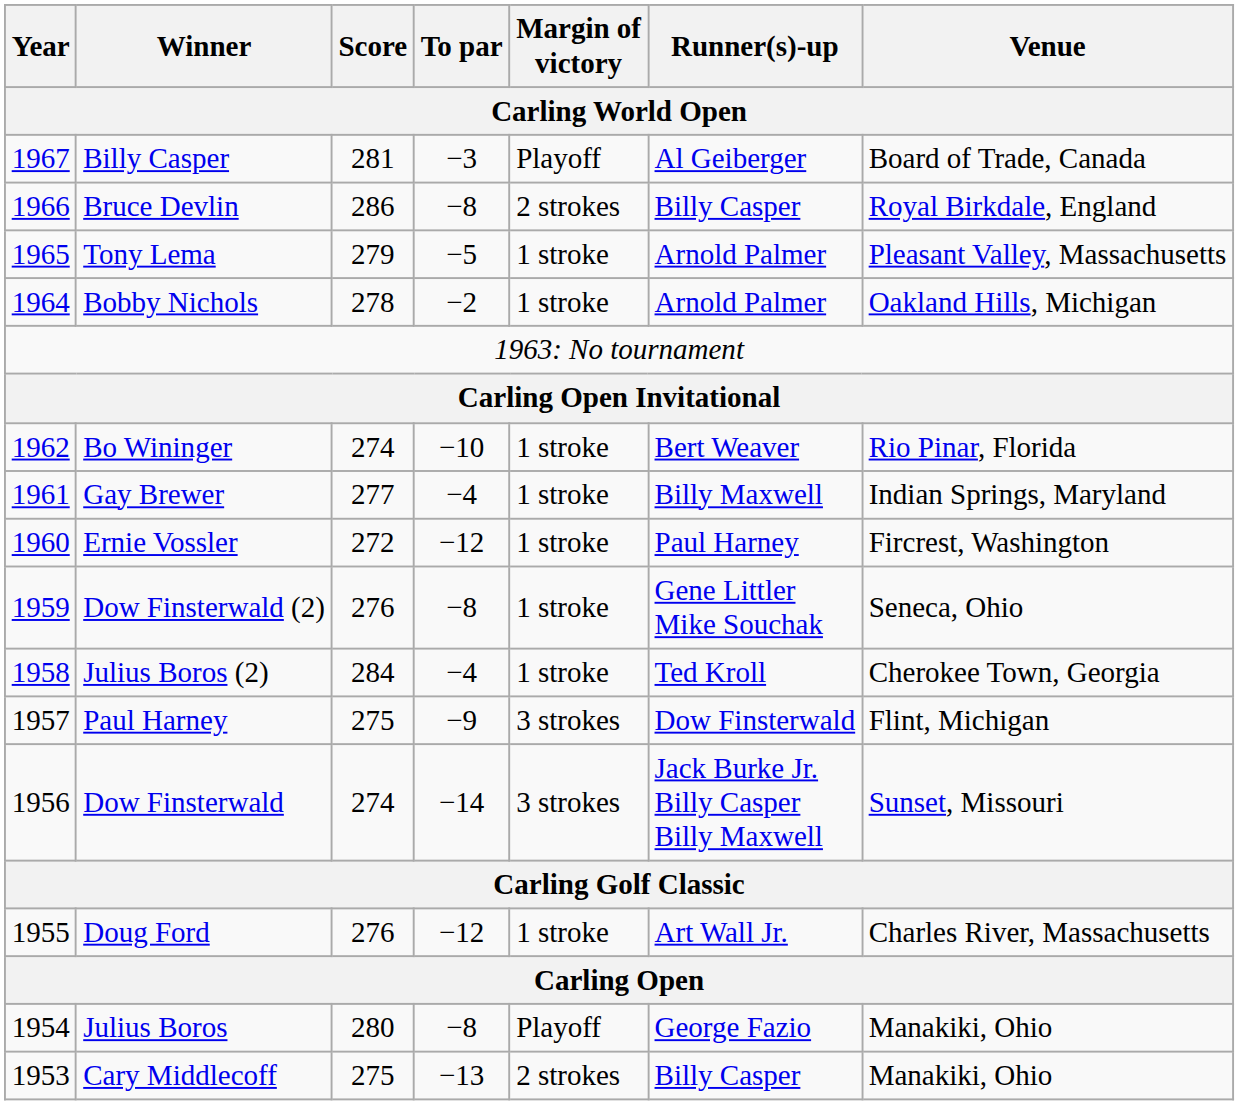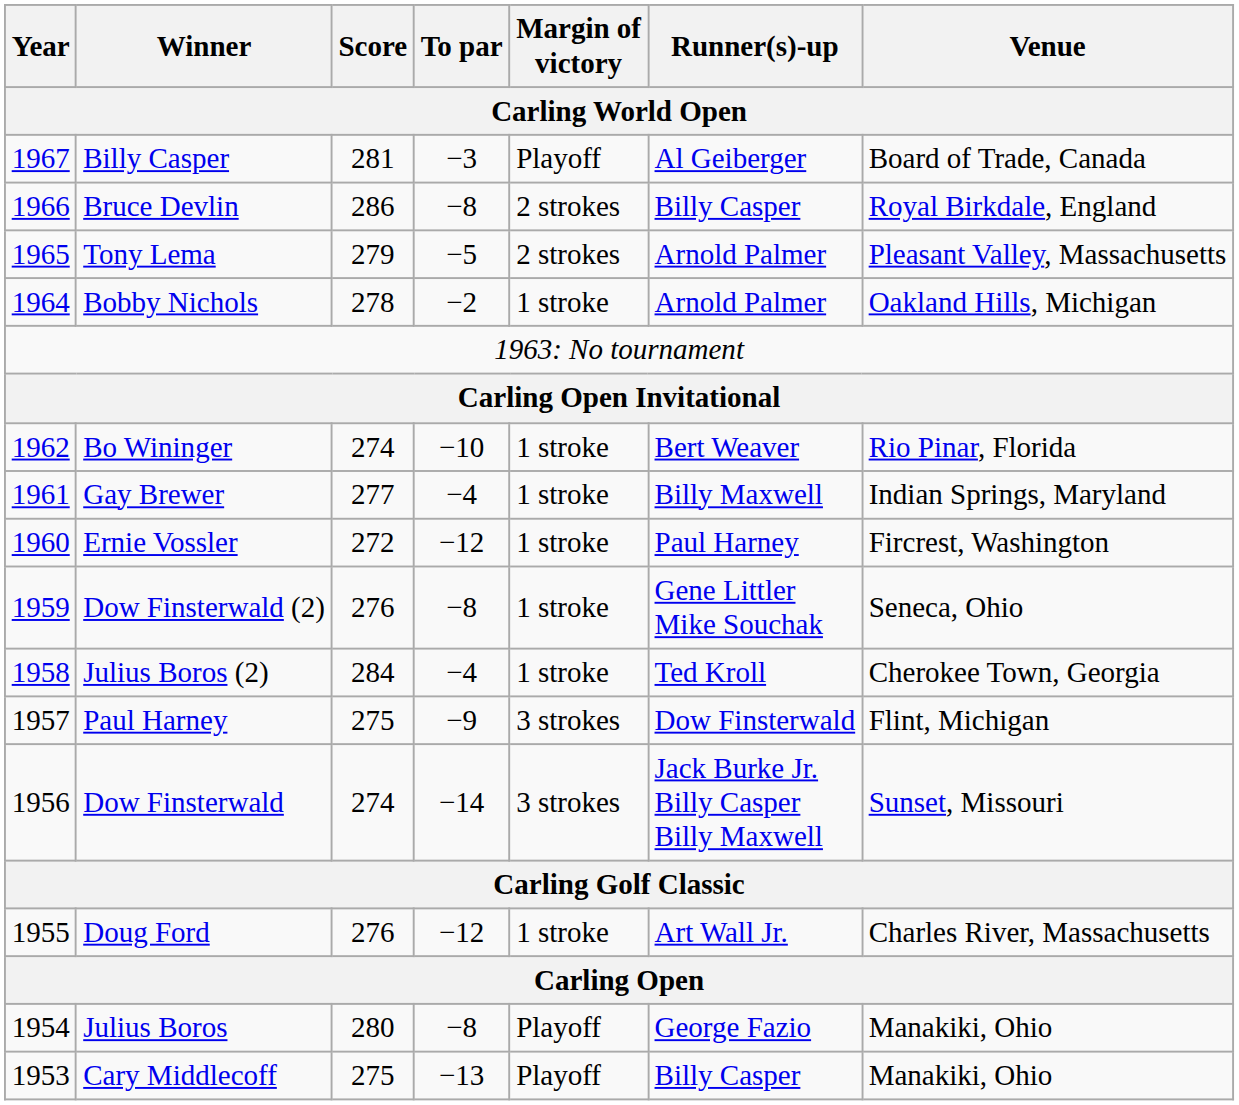(562, 254) 1 stroke -> (568, 254) 2 strokes
(568, 1075) 2 strokes -> (559, 1075) Playoff
